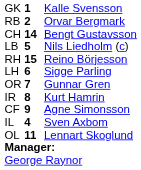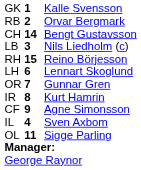(27, 46) 5 -> (27, 46) 3
(78, 72) Sigge Parling -> (89, 72) Lennart Skoglund
(89, 135) Lennart Skoglund -> (78, 135) Sigge Parling
